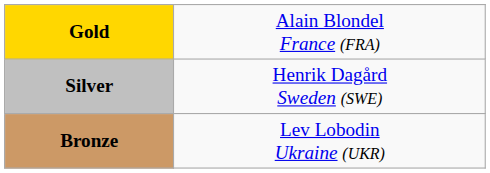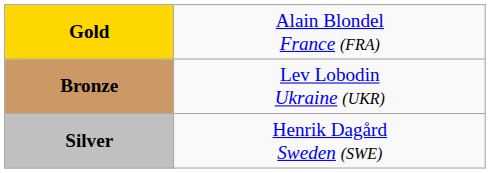rows swapped: (89, 85) <-> (89, 140)
